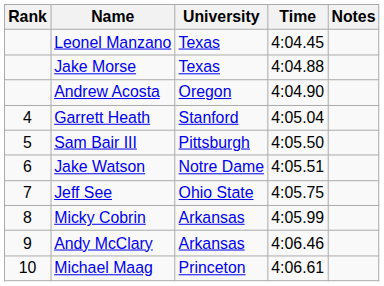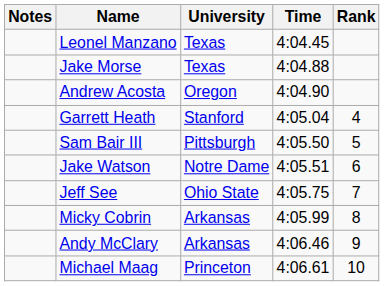columns swapped: (28, 17) <-> (353, 17)
